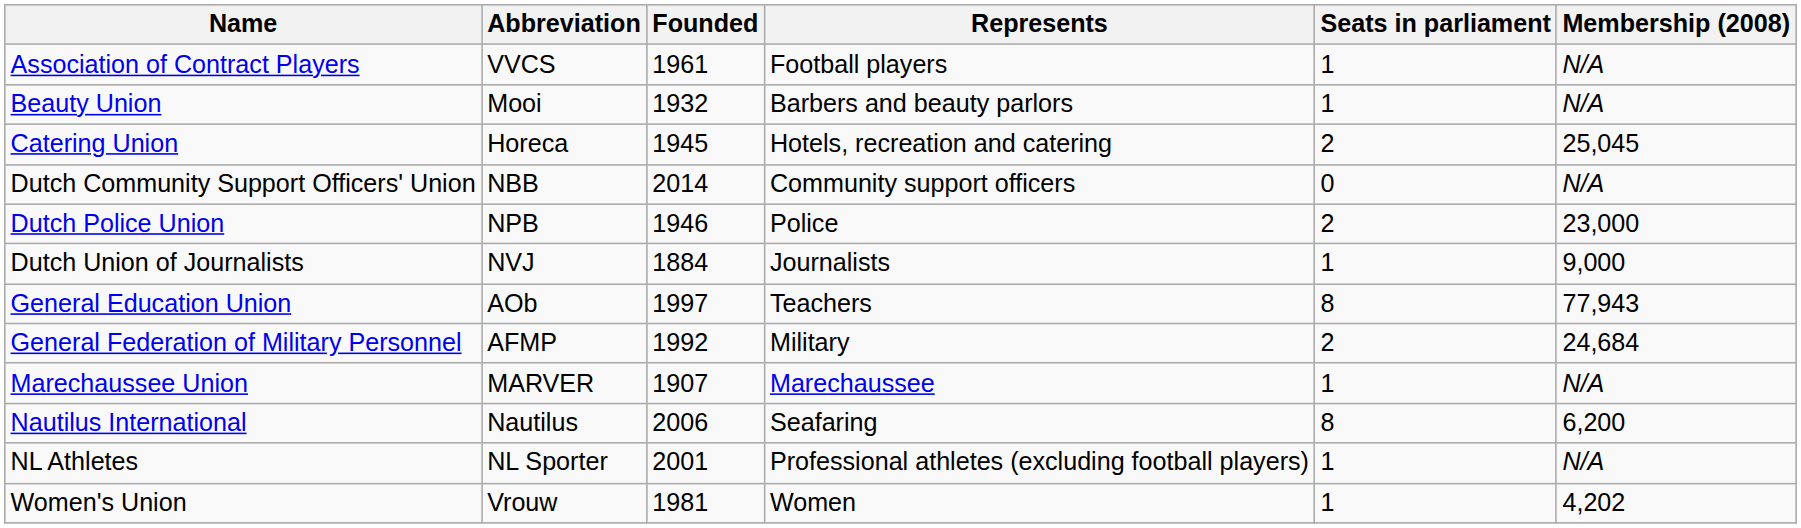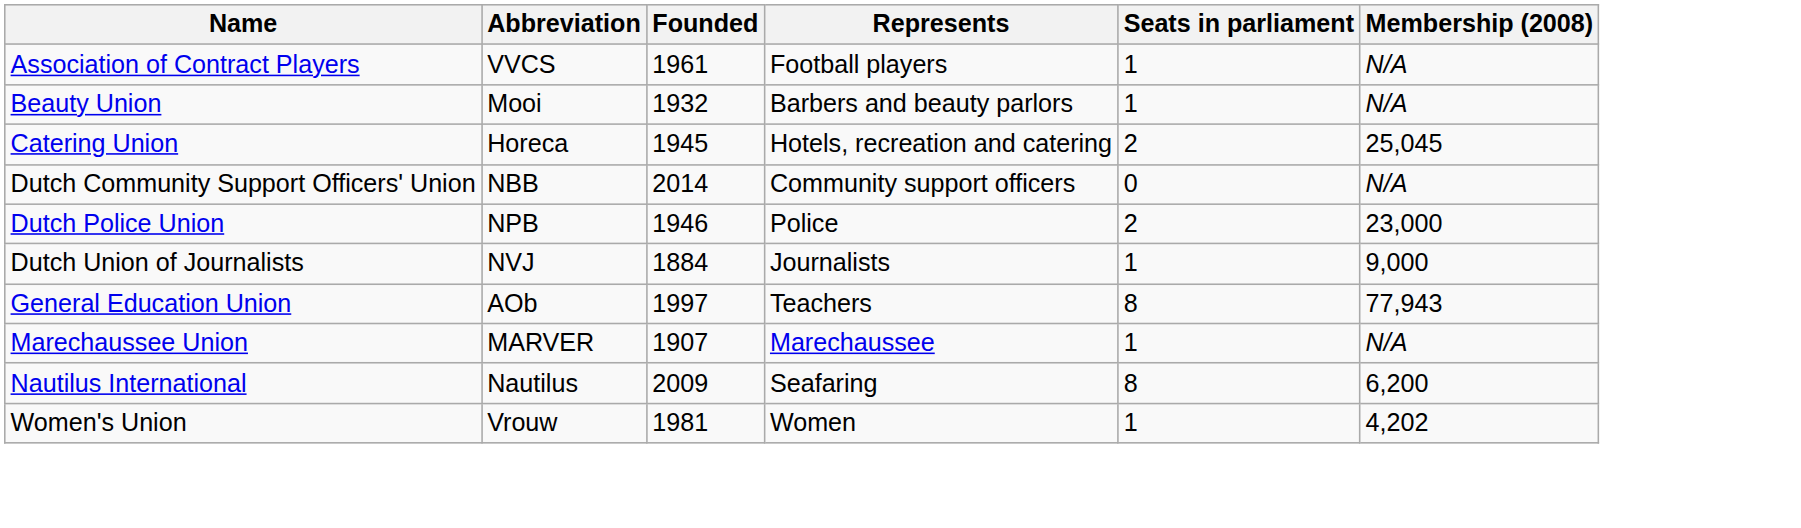- row: (236, 343)
(680, 422) 2006 -> (680, 382) 2009
- row: (74, 462)
